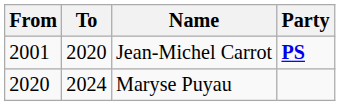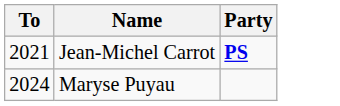- column: (33, 20)
(87, 52) 2020 -> (29, 52) 2021
